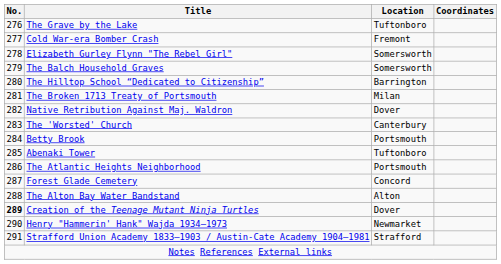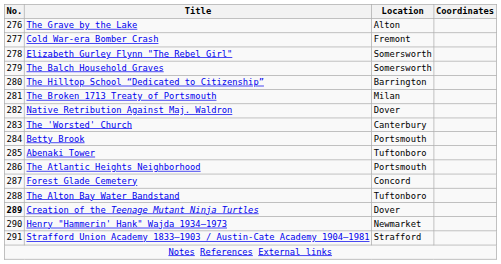(400, 26) Tuftonboro -> (387, 26) Alton
(387, 196) Alton -> (400, 196) Tuftonboro
